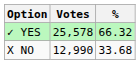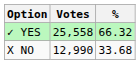(73, 32) 25,578 -> (73, 32) 25,558
